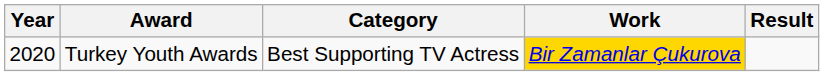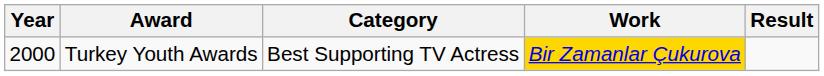(32, 53) 2020 -> (32, 53) 2000
